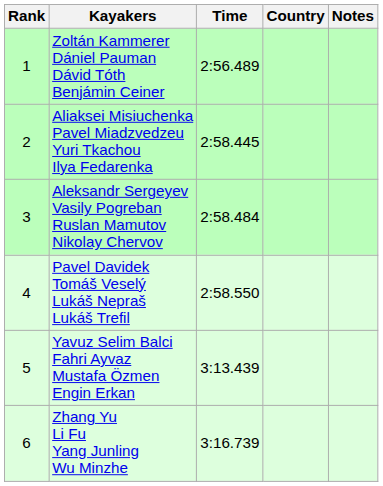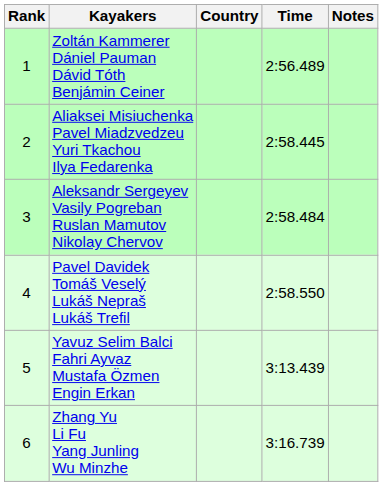columns swapped: (296, 16) <-> (230, 16)
